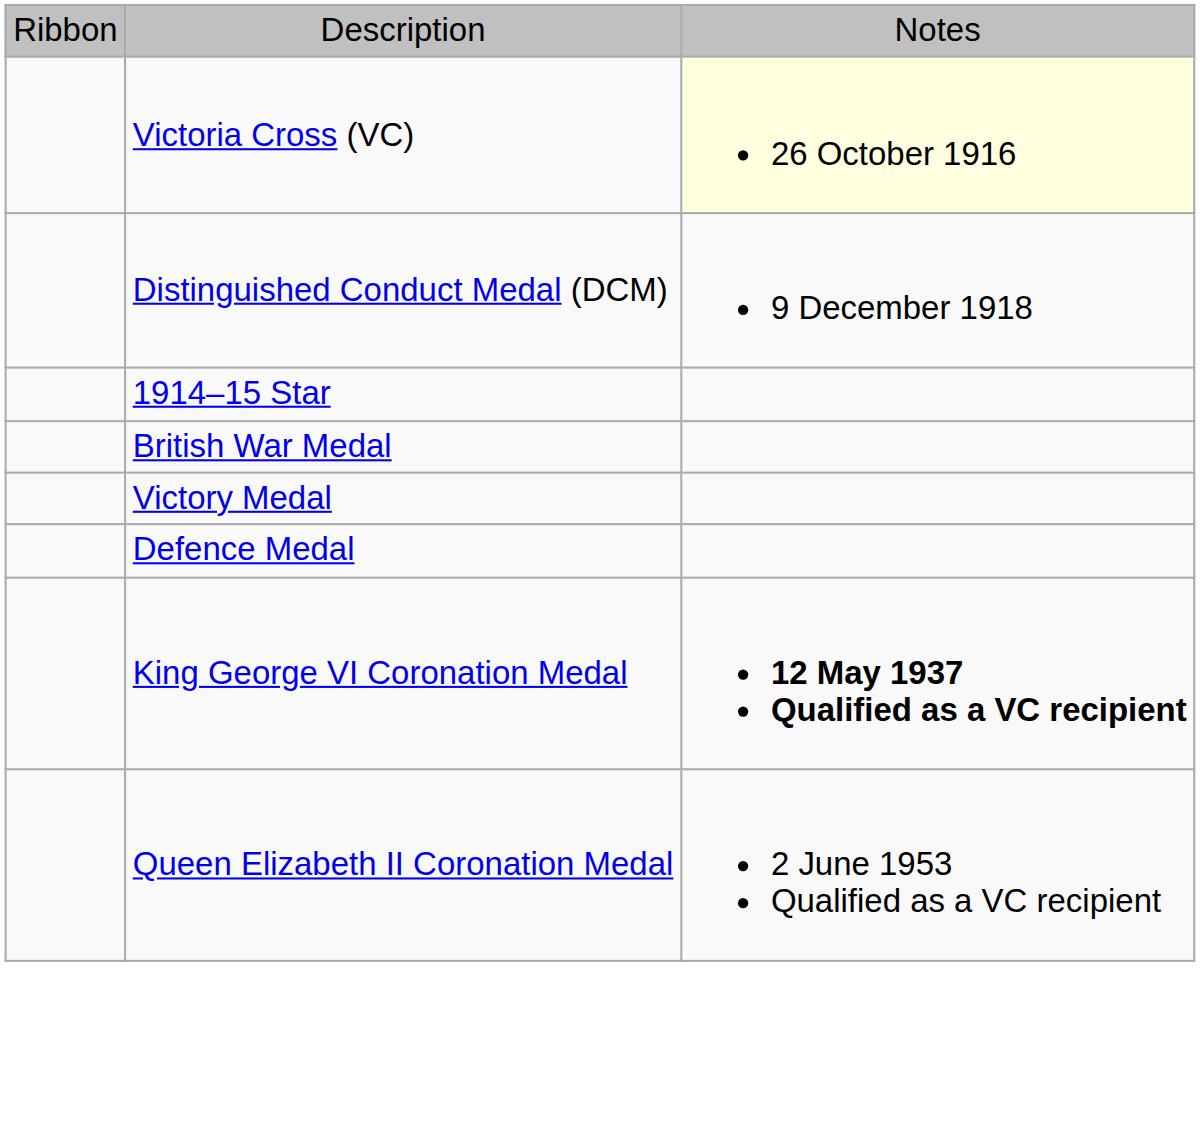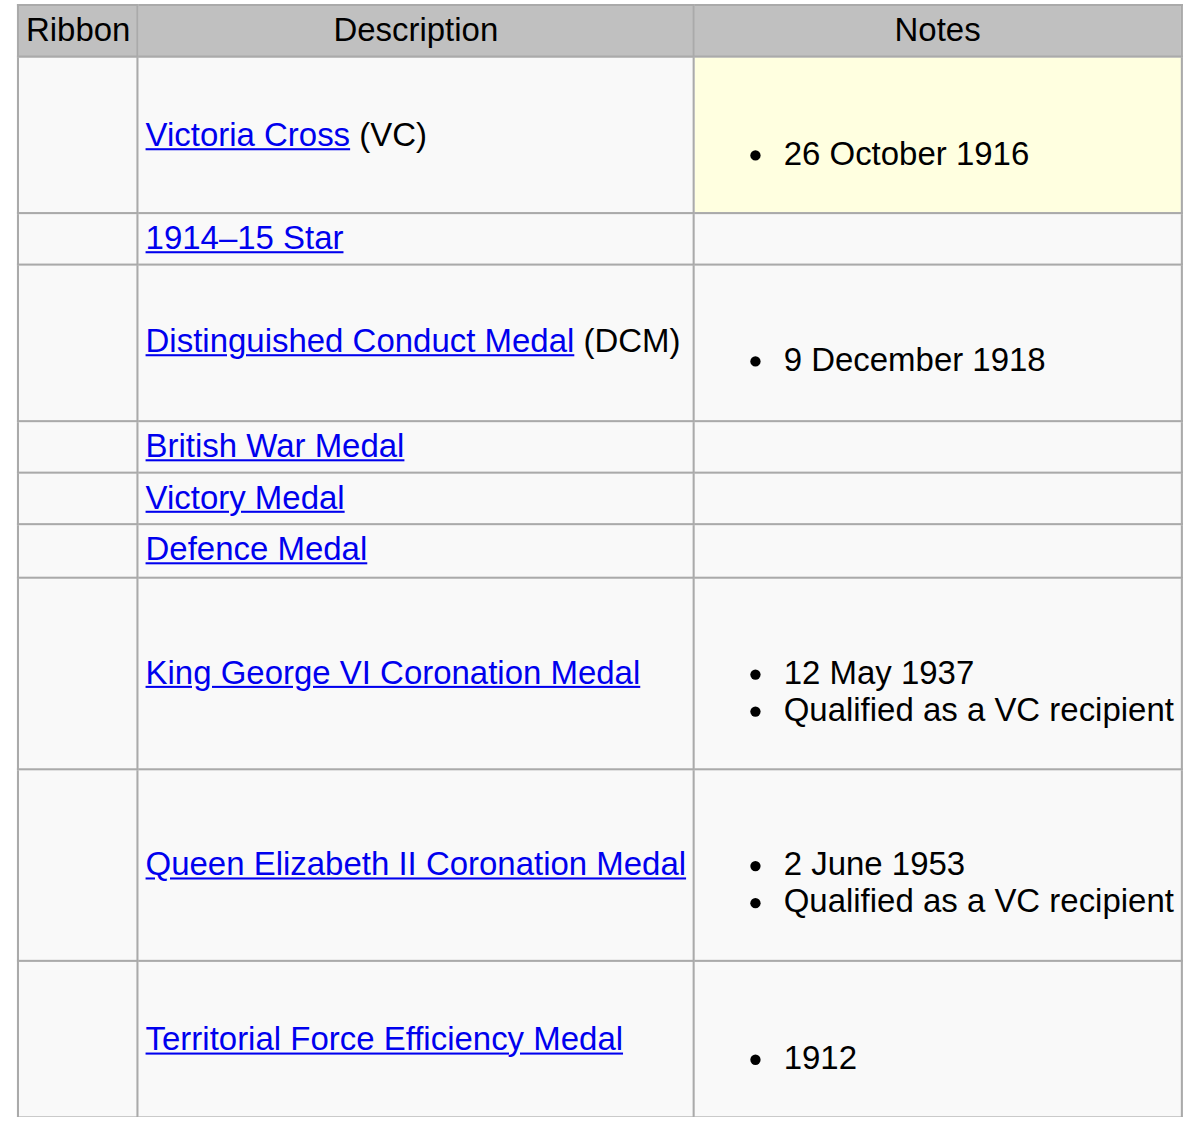rows swapped: (400, 289) <-> (232, 393)
(938, 692) bold -> (938, 692) normal
+ row: (384, 1038)
